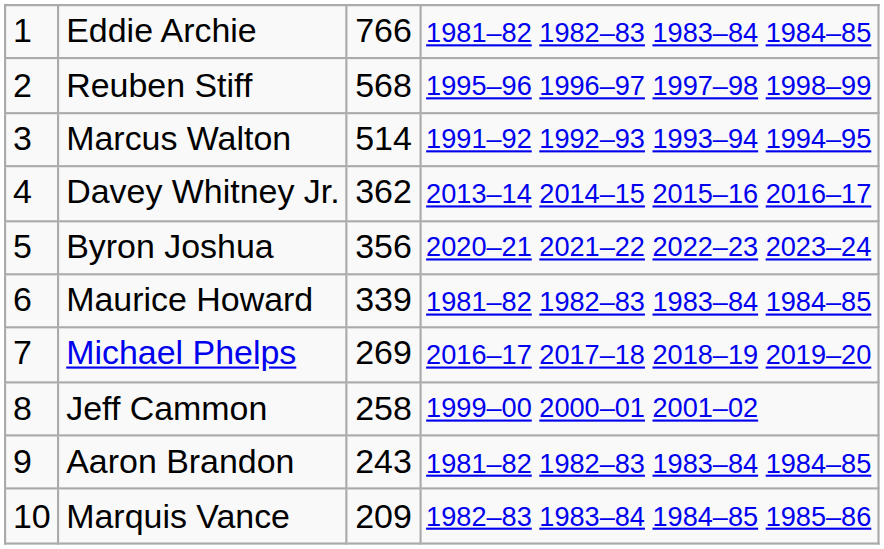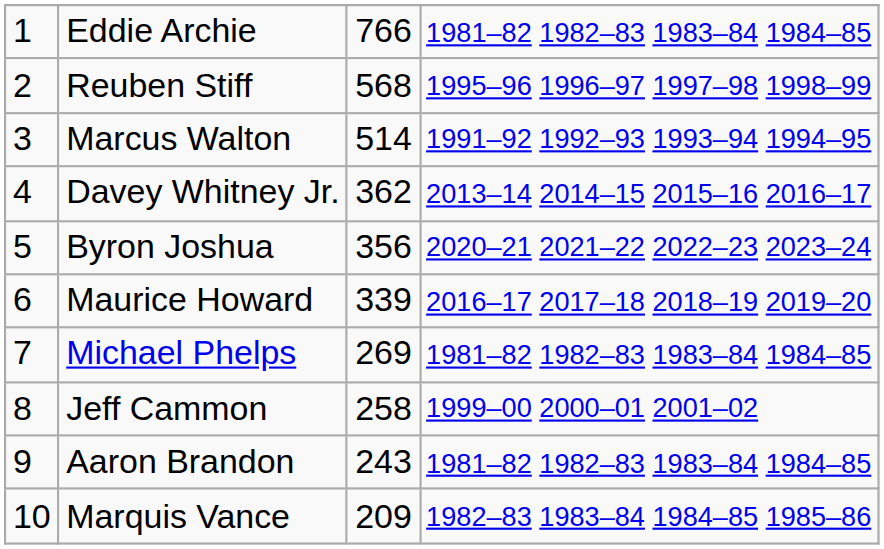(649, 301) 1981–82 1982–83 1983–84 1984–85 -> (649, 301) 2016–17 2017–18 2018–19 2019–20
(649, 355) 2016–17 2017–18 2018–19 2019–20 -> (649, 355) 1981–82 1982–83 1983–84 1984–85
